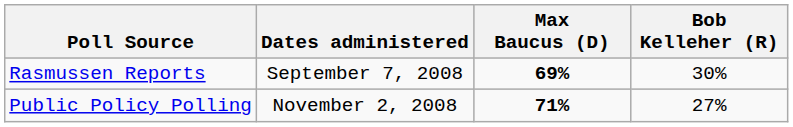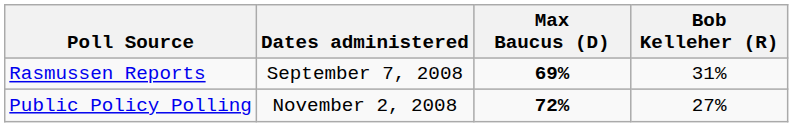(709, 74) 30% -> (709, 74) 31%
(552, 105) 71% -> (552, 105) 72%
